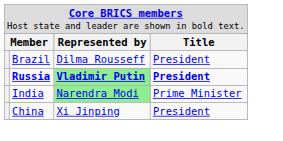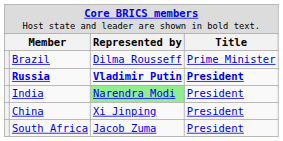(181, 59) President -> (231, 59) Prime Minister
(101, 77) lightgreen background -> (137, 77) no background
(197, 94) Prime Minister -> (215, 94) President
+ row: (50, 128)
